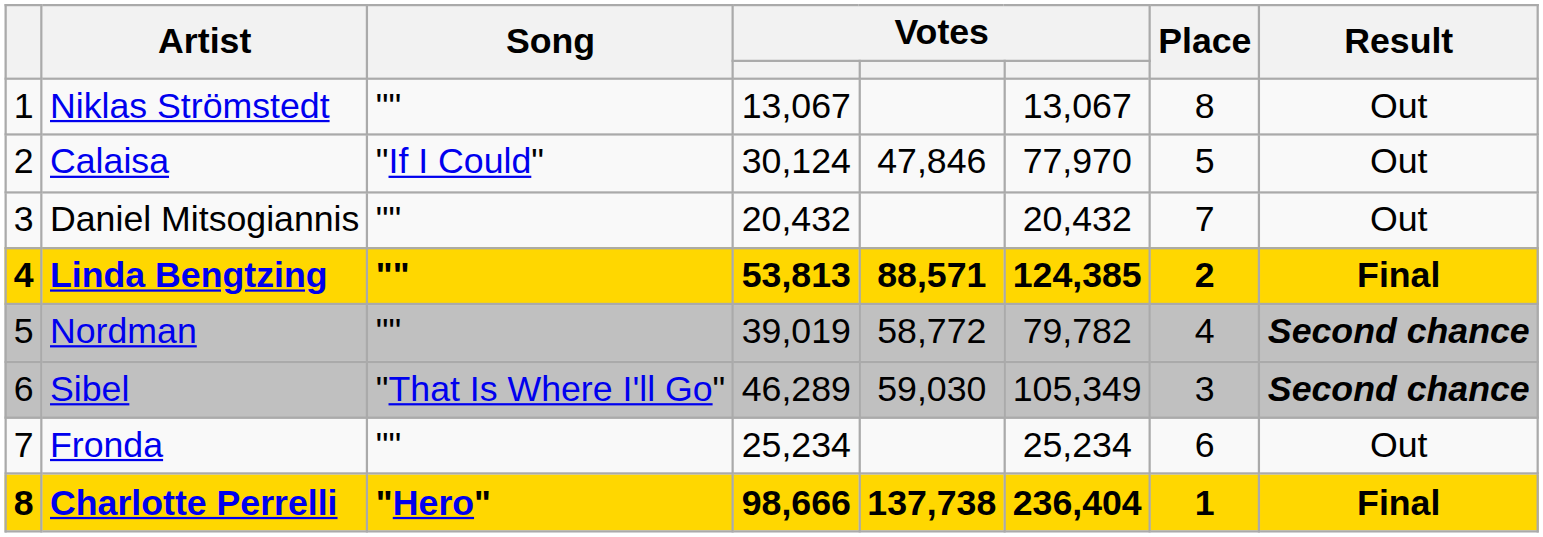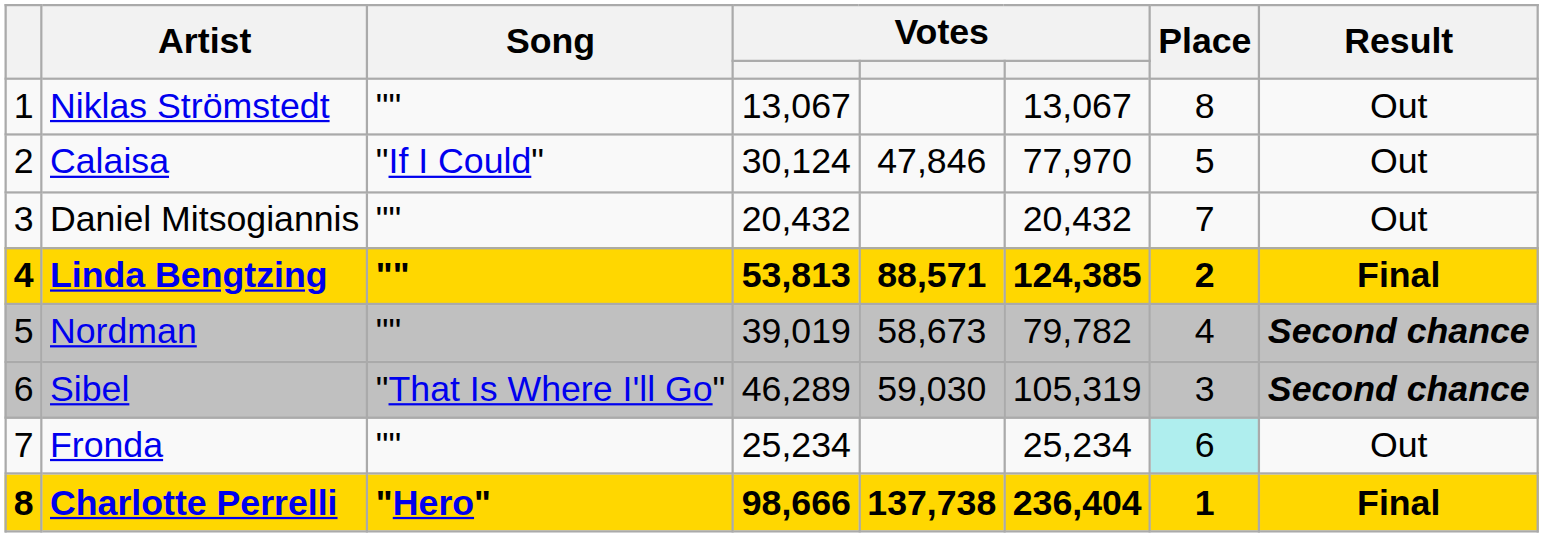(932, 332) 58,772 -> (932, 332) 58,673
(1077, 388) 105,349 -> (1077, 388) 105,319
(1205, 445) no background -> (1205, 445) paleturquoise background
